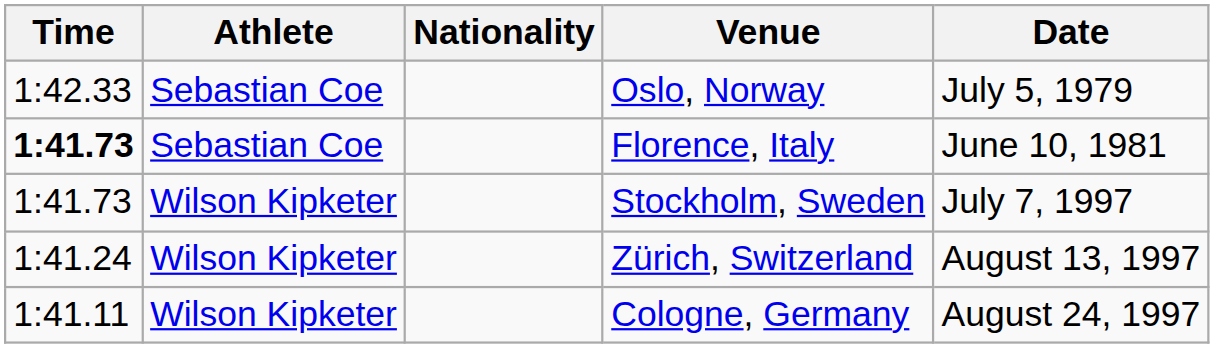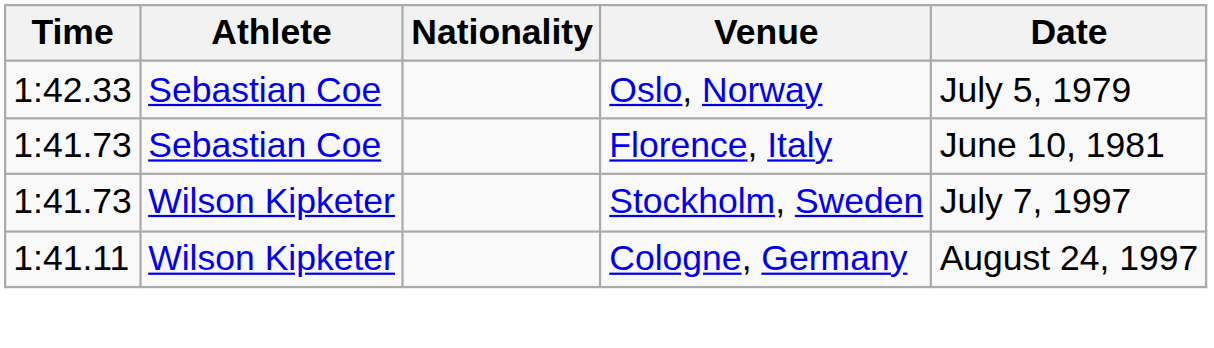(74, 145) bold -> (73, 145) normal
- row: (762, 257)
